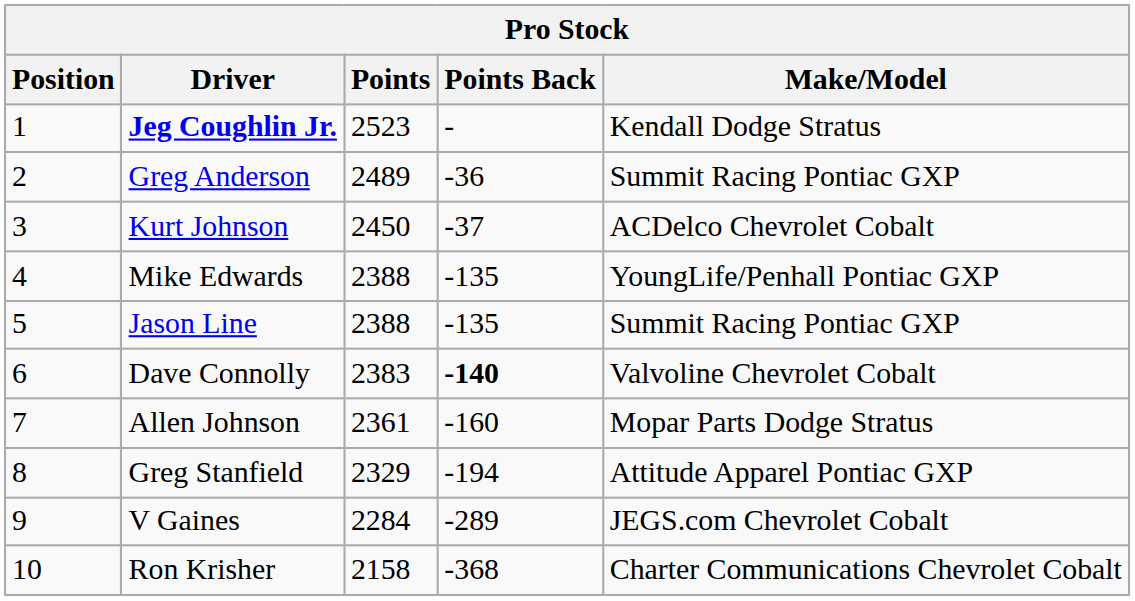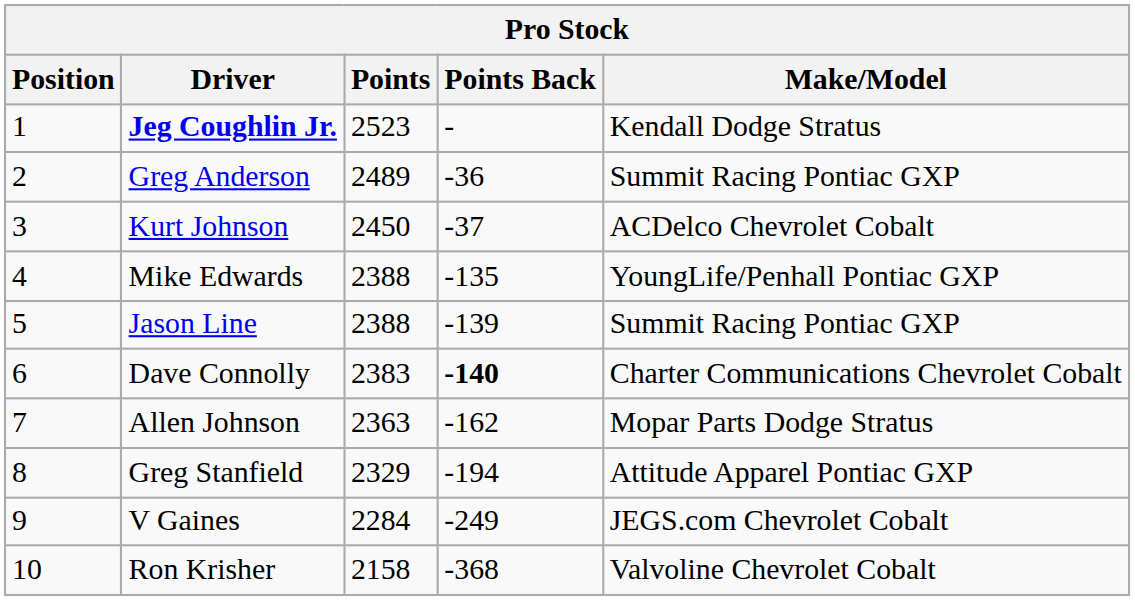(472, 324) -135 -> (472, 324) -139
(773, 373) Valvoline Chevrolet Cobalt -> (866, 373) Charter Communications Chevrolet Cobalt
(381, 422) 2361 -> (381, 422) 2363
(472, 422) -160 -> (472, 422) -162
(472, 521) -289 -> (472, 521) -249
(866, 570) Charter Communications Chevrolet Cobalt -> (773, 570) Valvoline Chevrolet Cobalt
